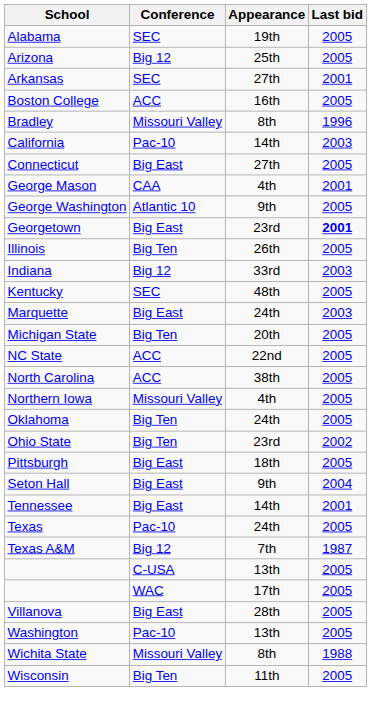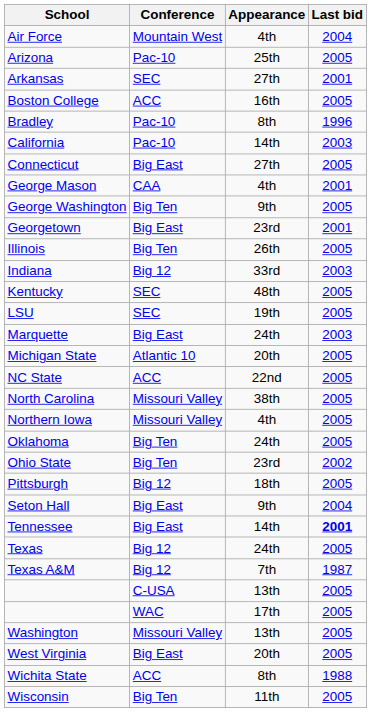+ row: (35, 36)
- row: (34, 36)
(152, 57) Big 12 -> (154, 57) Pac-10
(177, 121) Missouri Valley -> (154, 121) Pac-10
(164, 206) Atlantic 10 -> (155, 206) Big Ten
(337, 228) bold -> (337, 228) normal
+ row: (21, 313)
(155, 334) Big Ten -> (164, 356) Atlantic 10
(147, 377) ACC -> (177, 398) Missouri Valley
(158, 462) Big East -> (152, 484) Big 12
(337, 505) normal -> (337, 526) bold
(154, 526) Pac-10 -> (152, 548) Big 12
- row: (35, 611)
(154, 633) Pac-10 -> (177, 633) Missouri Valley
+ row: (47, 654)
(177, 654) Missouri Valley -> (147, 675) ACC
